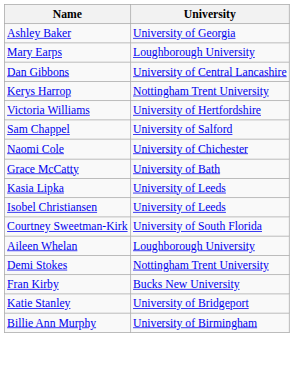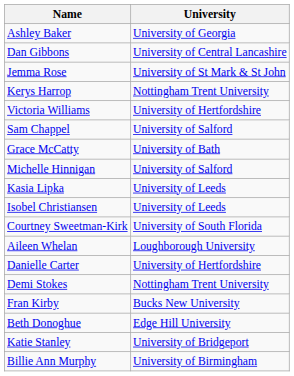- row: (35, 52)
+ row: (37, 72)
- row: (36, 149)
+ row: (51, 168)
+ row: (43, 265)
+ row: (44, 323)
